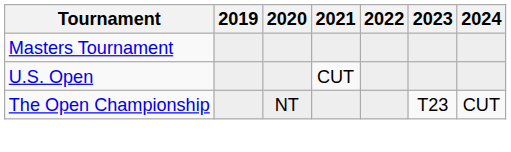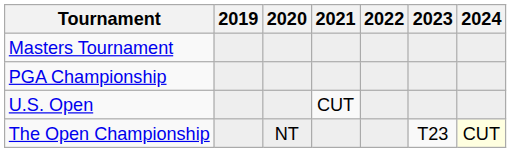+ row: (88, 76)
(481, 105) no background -> (481, 134) lightyellow background
